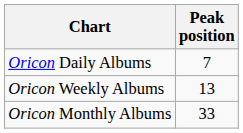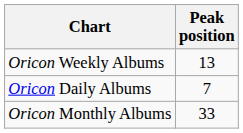rows swapped: (80, 62) <-> (86, 88)
